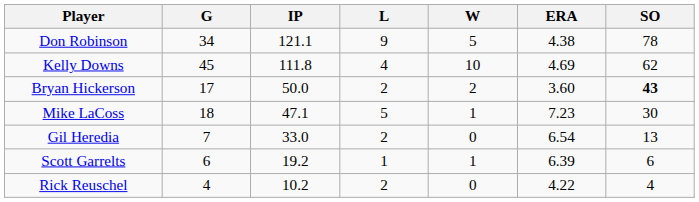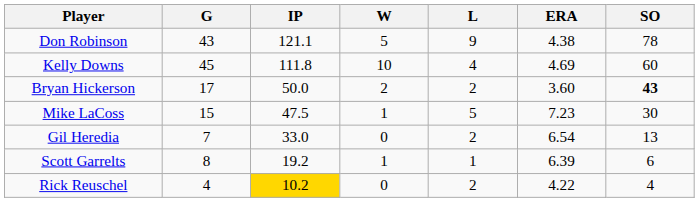columns swapped: (473, 16) <-> (384, 16)
(207, 40) 34 -> (207, 40) 43
(650, 64) 62 -> (650, 64) 60
(207, 112) 18 -> (207, 112) 15
(295, 112) 47.1 -> (295, 112) 47.5
(207, 161) 6 -> (207, 161) 8
(295, 185) no background -> (295, 185) gold background
